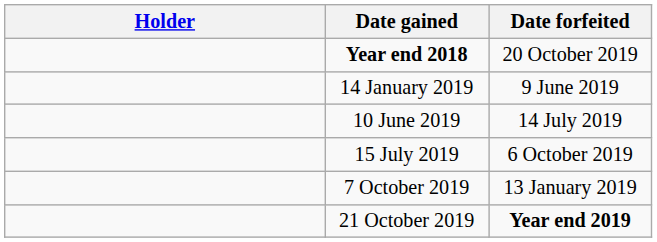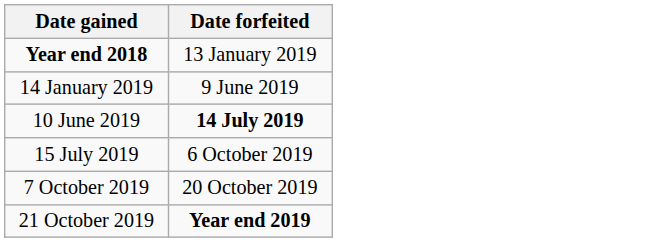- column: (165, 21)
(570, 54) 20 October 2019 -> (250, 54) 13 January 2019
(570, 121) normal -> (250, 121) bold
(570, 187) 13 January 2019 -> (250, 187) 20 October 2019
